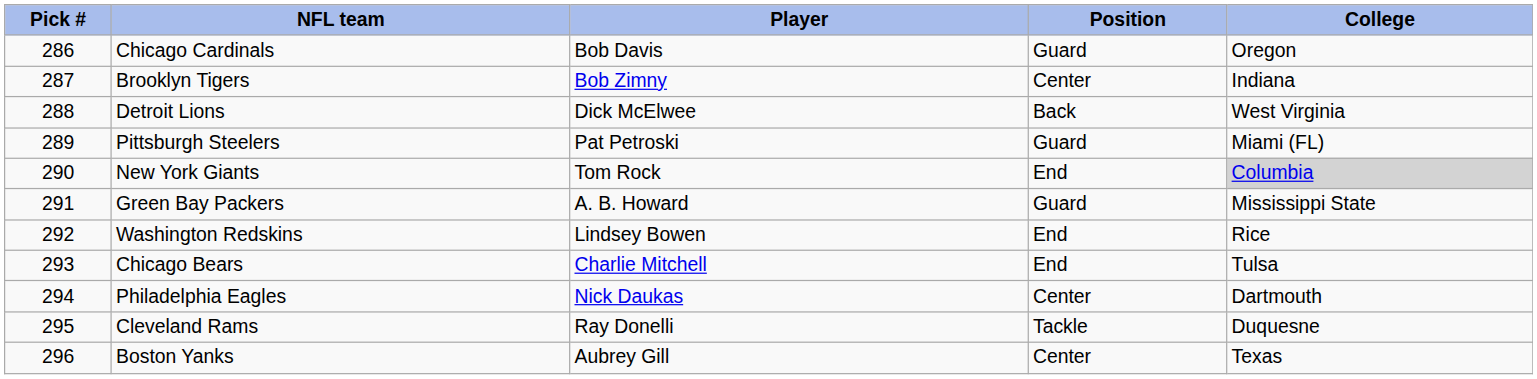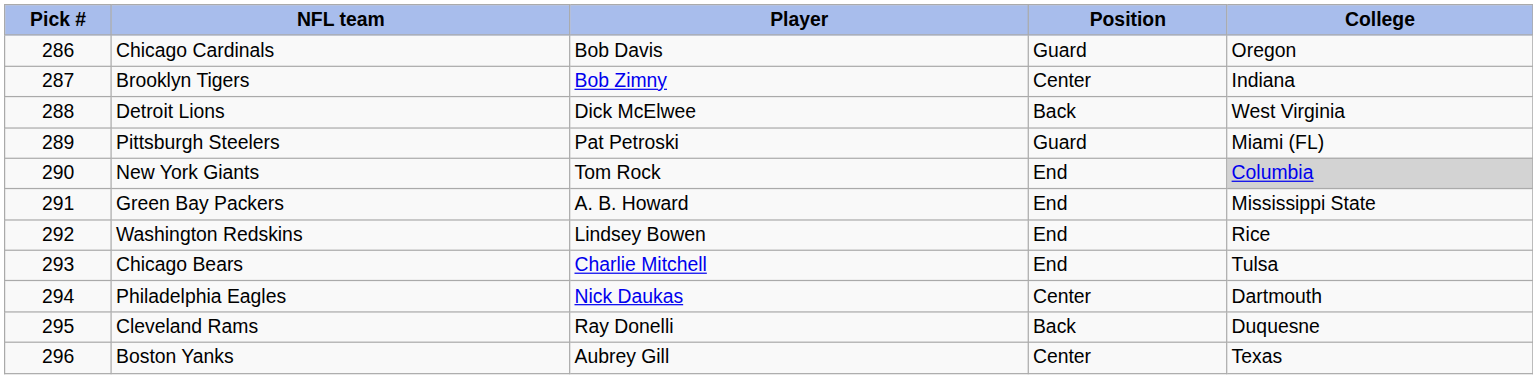(1060, 204) Guard -> (1050, 204) End
(1060, 326) Tackle -> (1054, 326) Back
